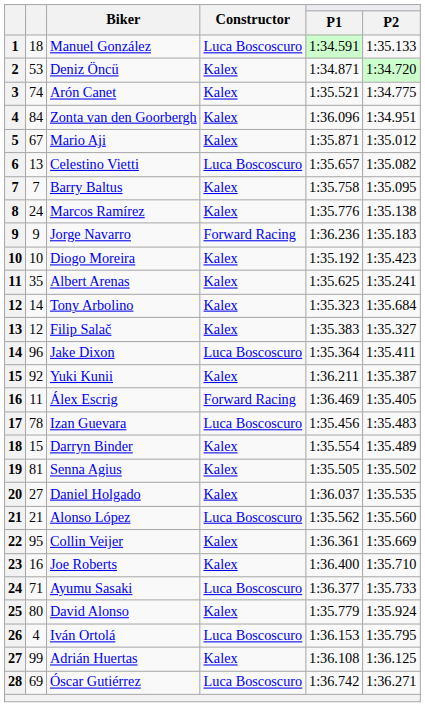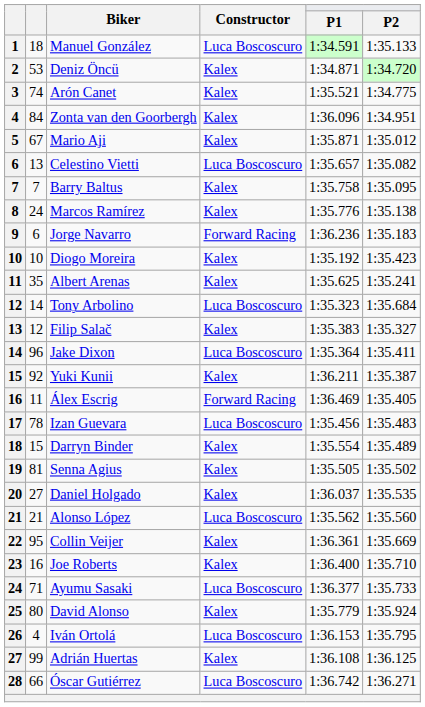(36, 234) 9 -> (36, 234) 6
(221, 305) Kalex -> (253, 305) Luca Boscoscuro
(36, 682) 69 -> (36, 682) 66
